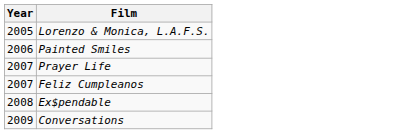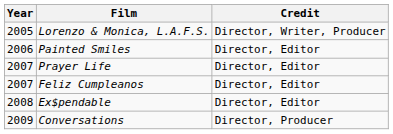+ column: (300, 13)
